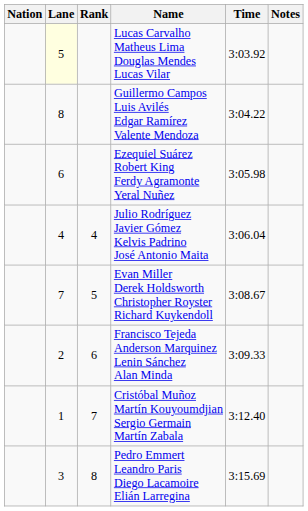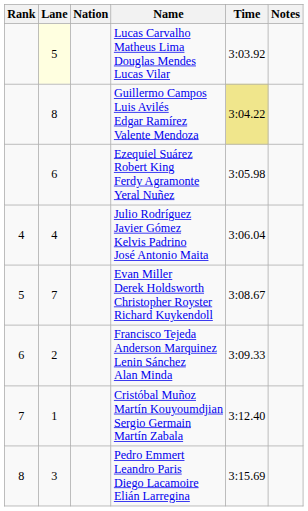columns swapped: (94, 14) <-> (25, 14)
(247, 114) no background -> (247, 114) khaki background
